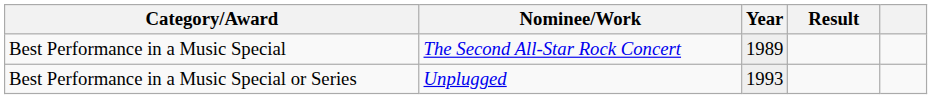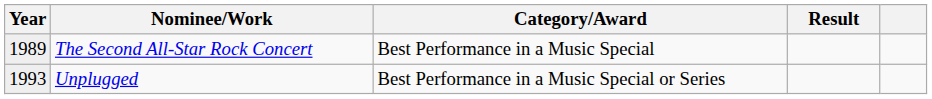columns swapped: (765, 19) <-> (212, 19)
